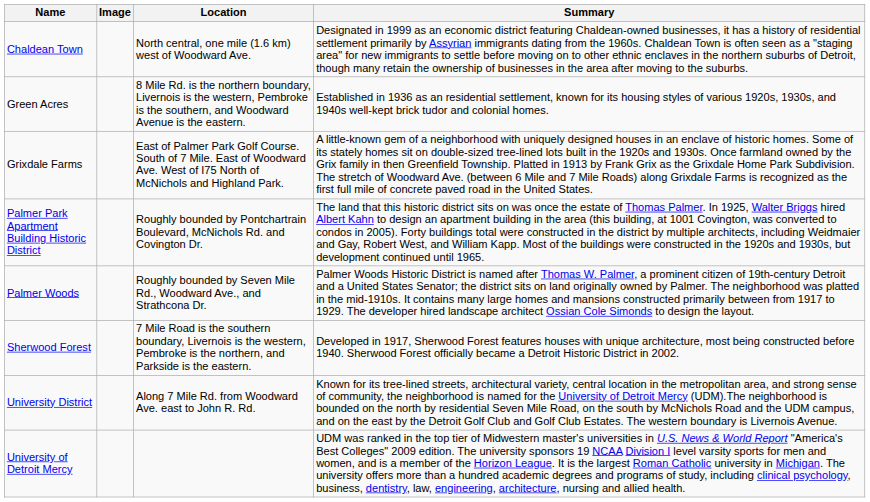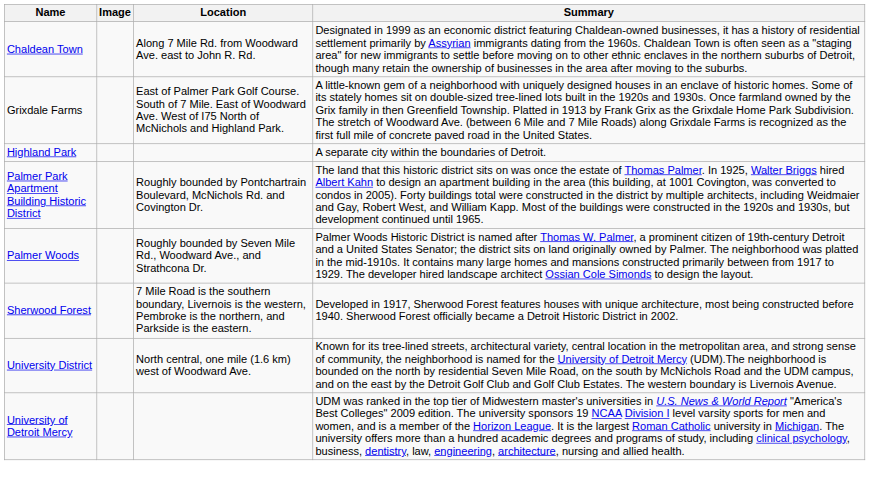(213, 49) North central, one mile (1.6 km) west of Woodward Ave. -> (217, 49) Along 7 Mile Rd. from Woodward Ave. east to John R. Rd.
- row: (38, 104)
+ row: (42, 152)
(217, 402) Along 7 Mile Rd. from Woodward Ave. east to John R. Rd. -> (213, 365) North central, one mile (1.6 km) west of Woodward Ave.
